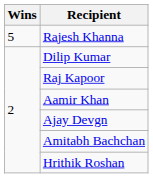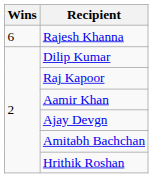(11, 36) 5 -> (11, 36) 6
